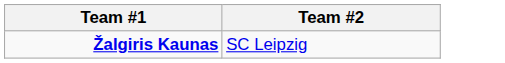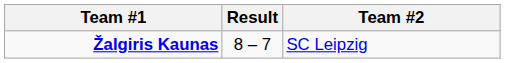+ column: (252, 17)
